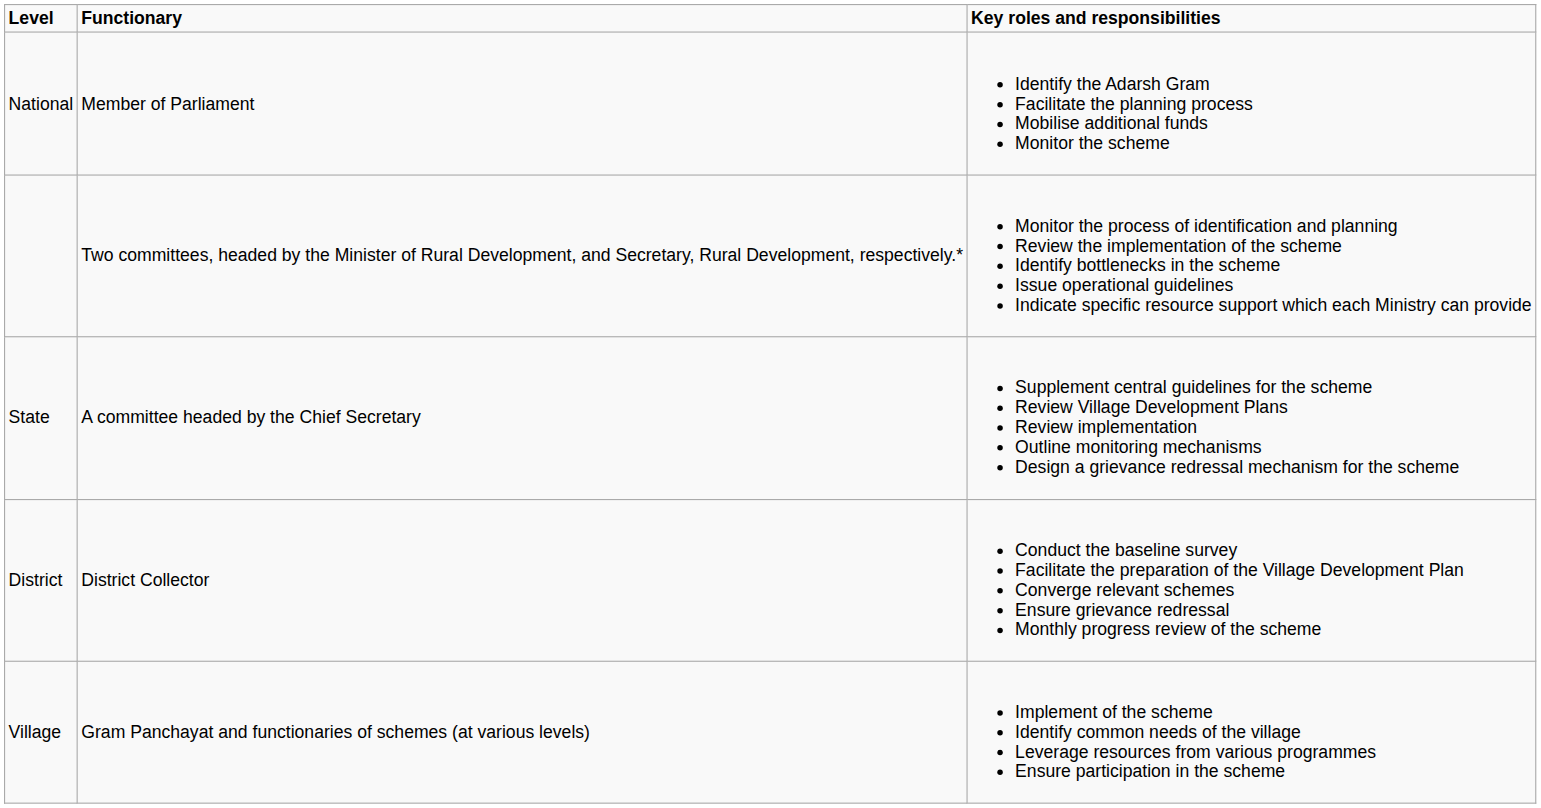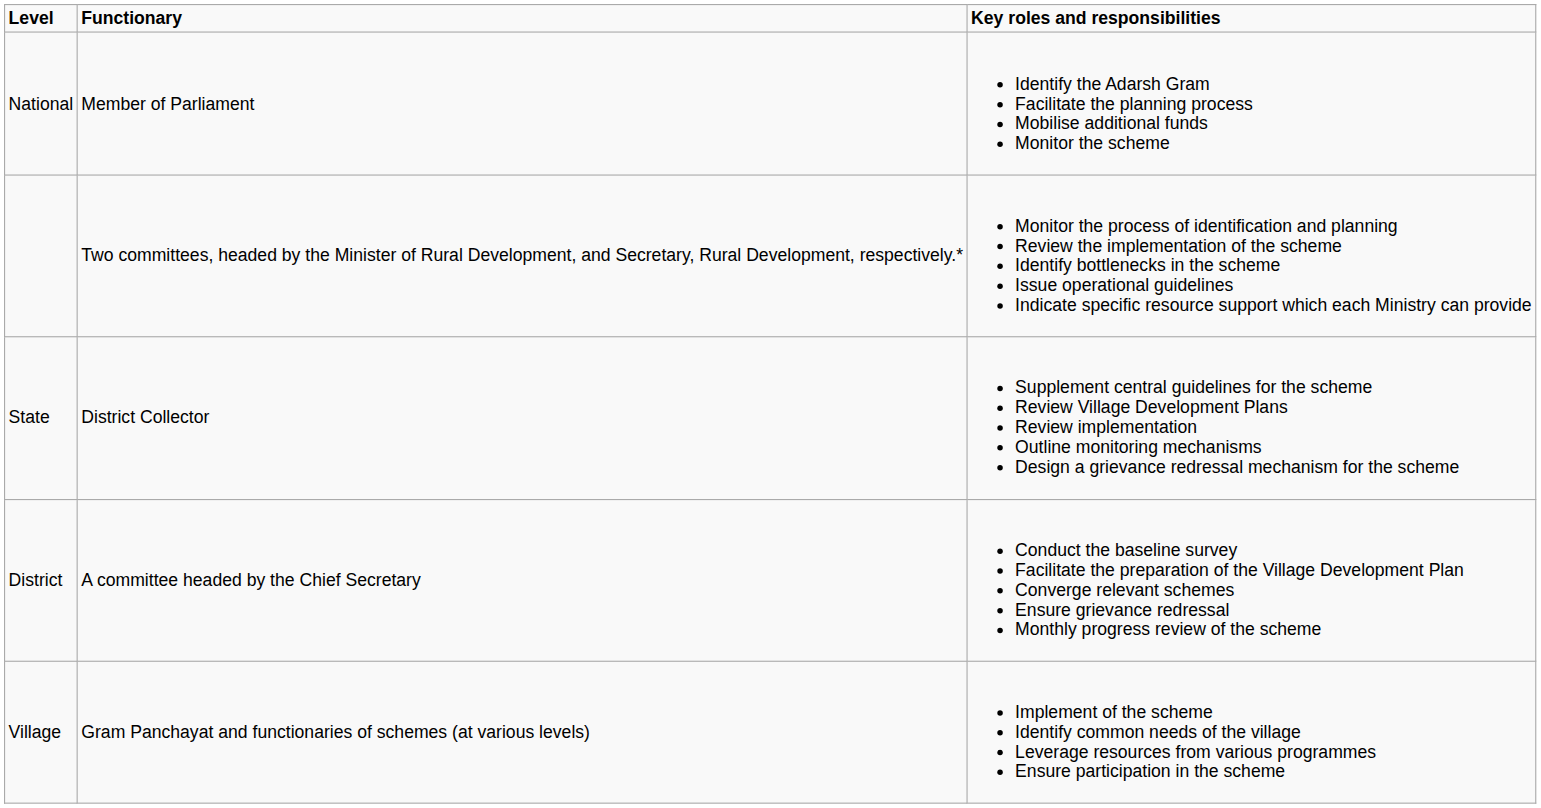(251, 417) A committee headed by the Chief Secretary -> (145, 417) District Collector
(145, 580) District Collector -> (251, 580) A committee headed by the Chief Secretary
